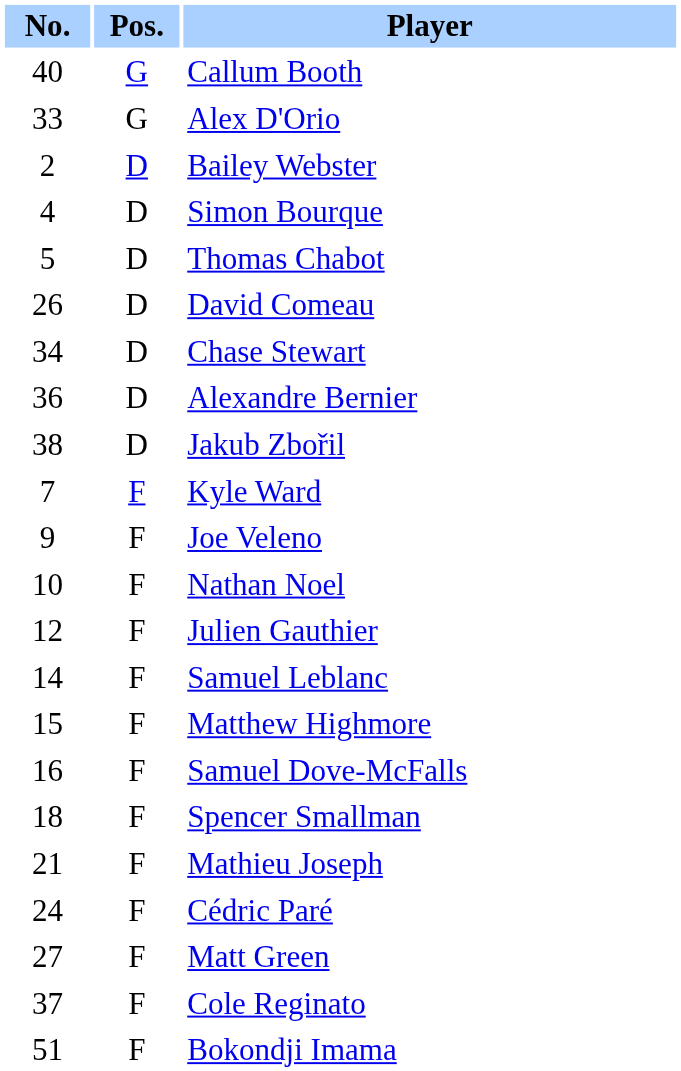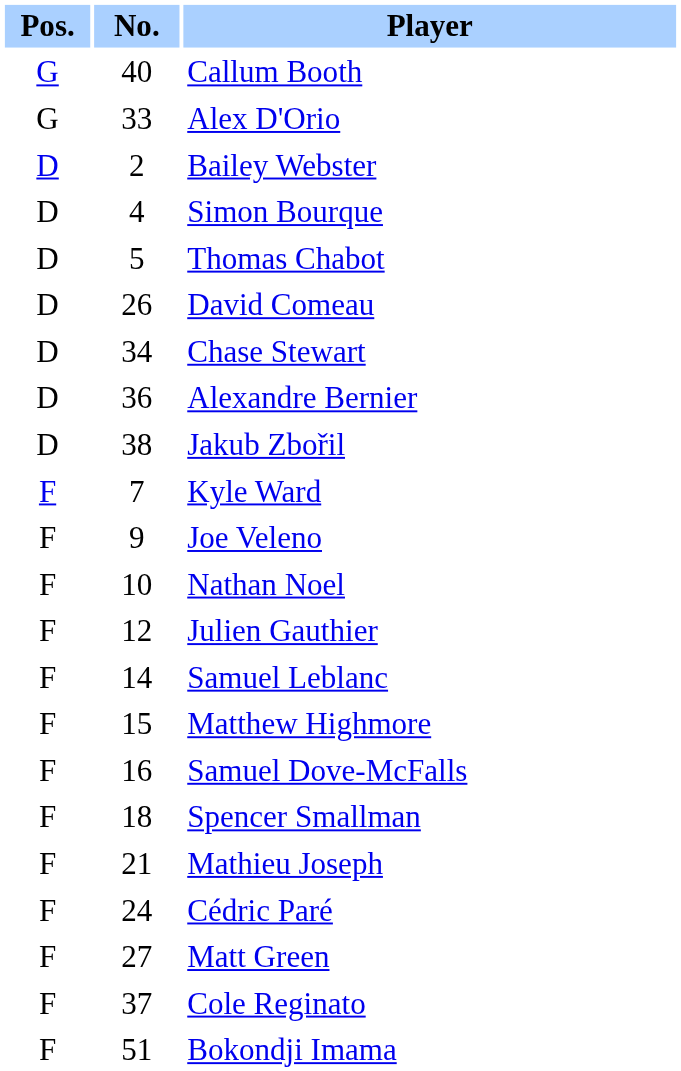columns swapped: (137, 25) <-> (48, 25)
